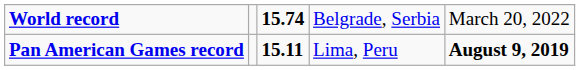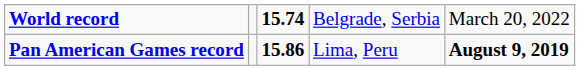(282, 49) 15.11 -> (283, 49) 15.86
